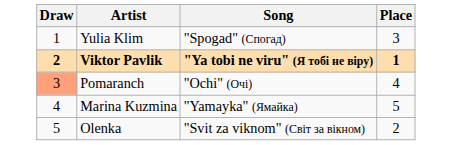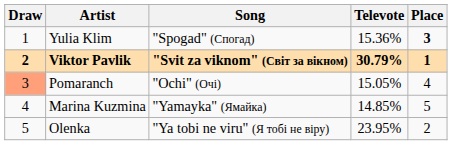+ column: (379, 15)
(396, 38) normal -> (427, 38) bold
(278, 60) "Ya tobi ne viru" (Я тобі не віру) -> (250, 60) "Svit za viknom" (Світ за вікном)
(274, 128) "Svit za viknom" (Світ за вікном) -> (241, 128) "Ya tobi ne viru" (Я тобі не віру)
